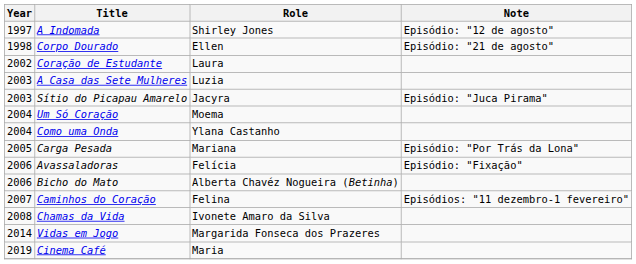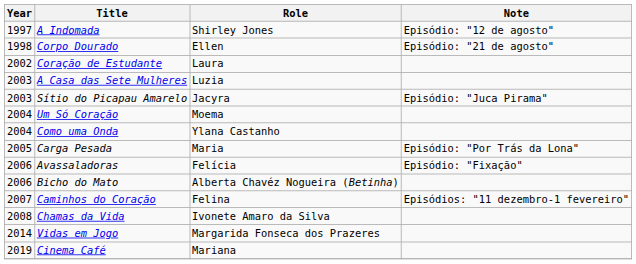(214, 148) Mariana -> (208, 148) Maria
(208, 250) Maria -> (214, 250) Mariana
